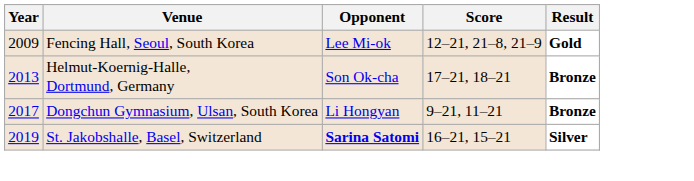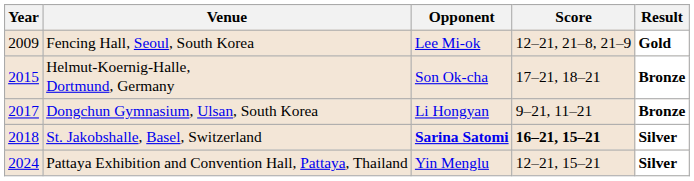(24, 77) 2013 -> (24, 77) 2015
(24, 137) 2019 -> (24, 137) 2018
(469, 137) normal -> (558, 137) bold
+ row: (227, 162)
